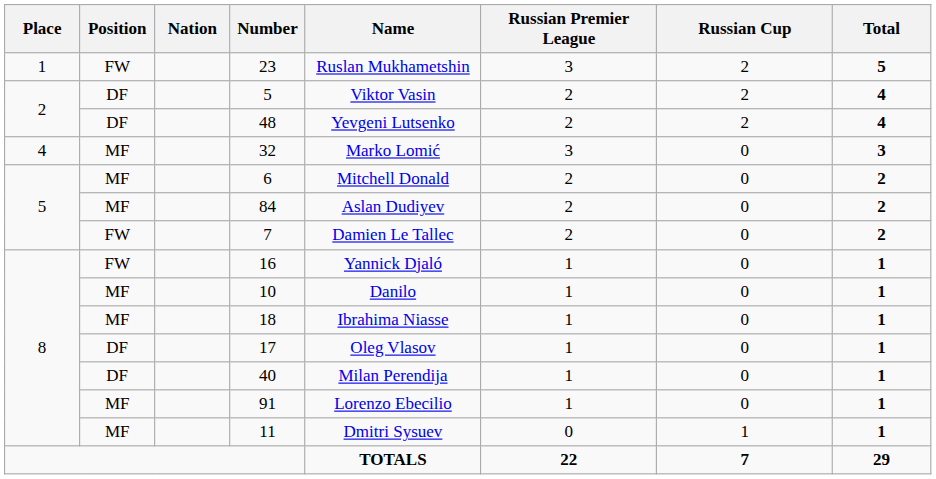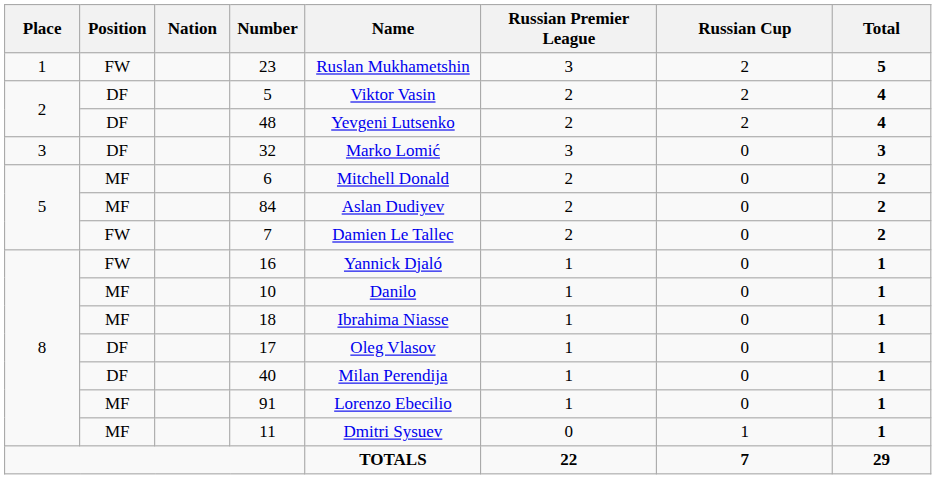(42, 151) 4 -> (42, 151) 3
(117, 151) MF -> (117, 151) DF
